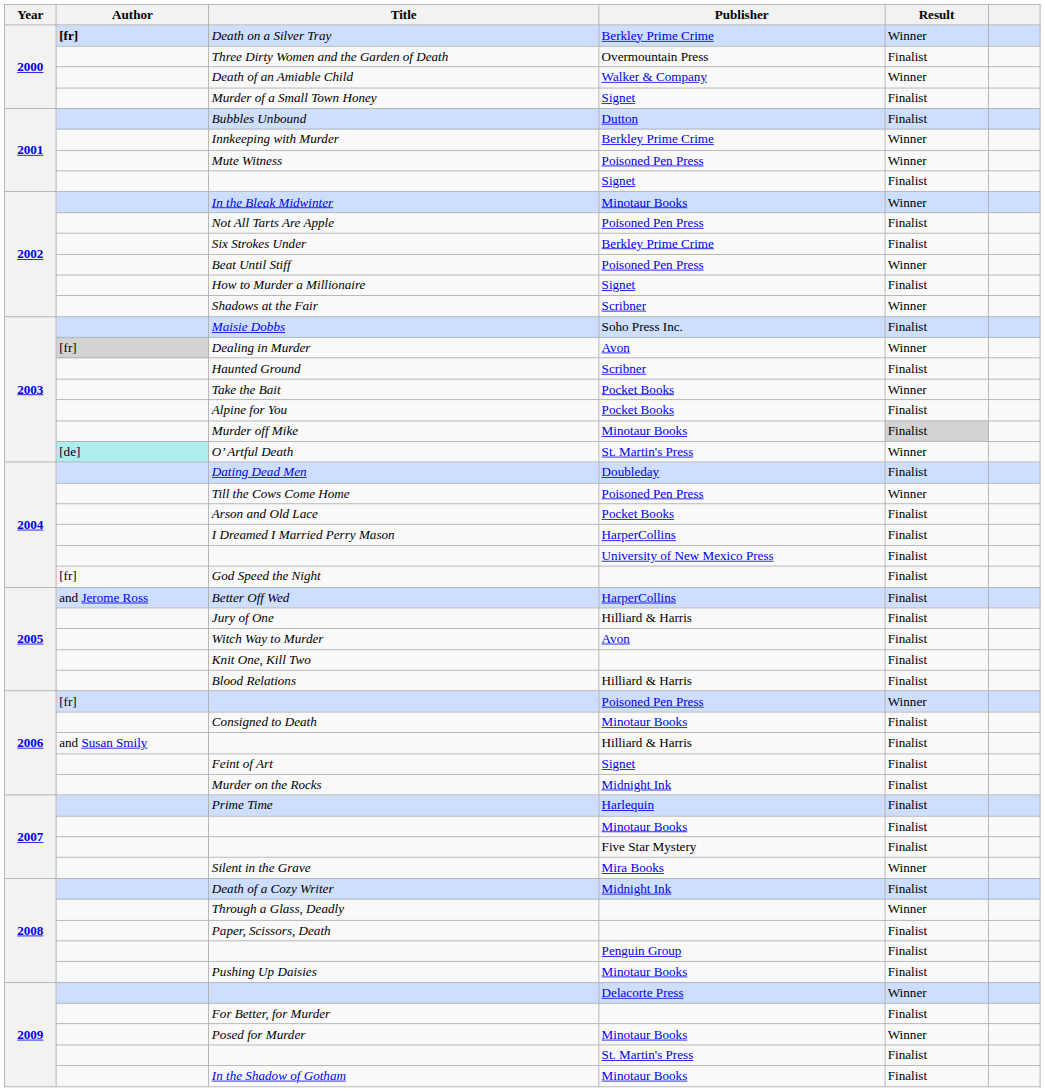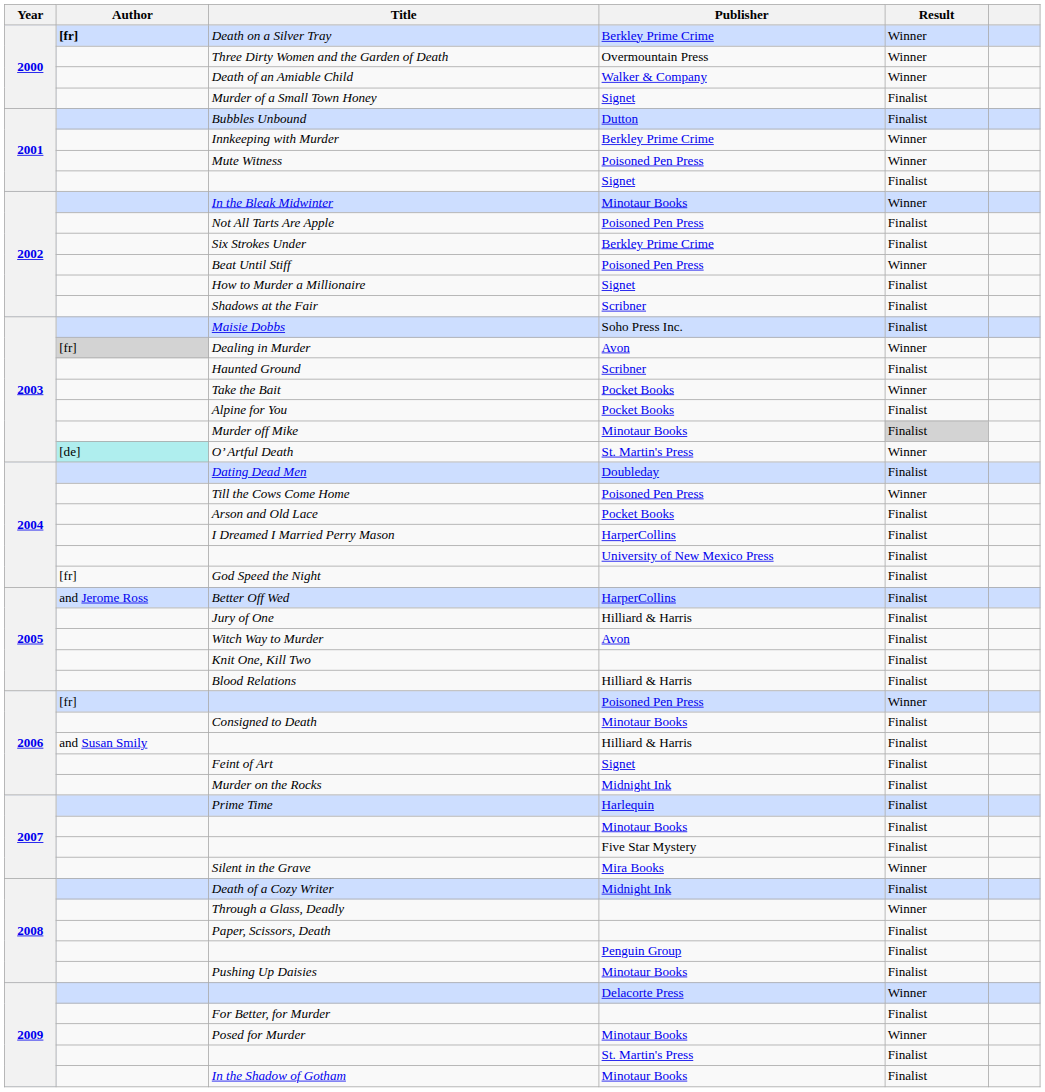(907, 56) Finalist -> (907, 56) Winner
(907, 306) Winner -> (907, 306) Finalist
